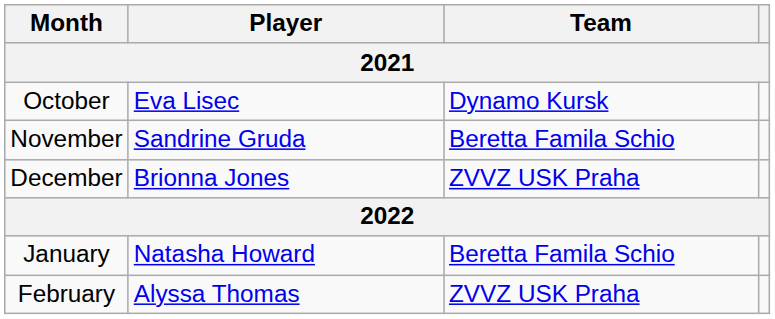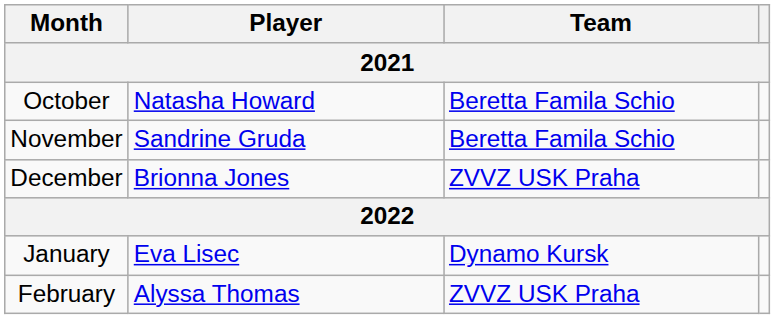(186, 100) Eva Lisec -> (224, 100) Natasha Howard
(529, 100) Dynamo Kursk -> (562, 100) Beretta Famila Schio
(224, 255) Natasha Howard -> (186, 255) Eva Lisec
(562, 255) Beretta Famila Schio -> (529, 255) Dynamo Kursk
